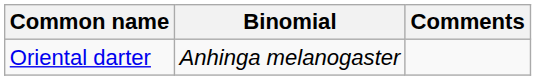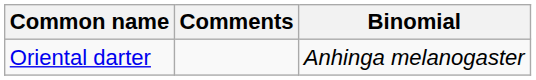columns swapped: (290, 22) <-> (468, 22)
